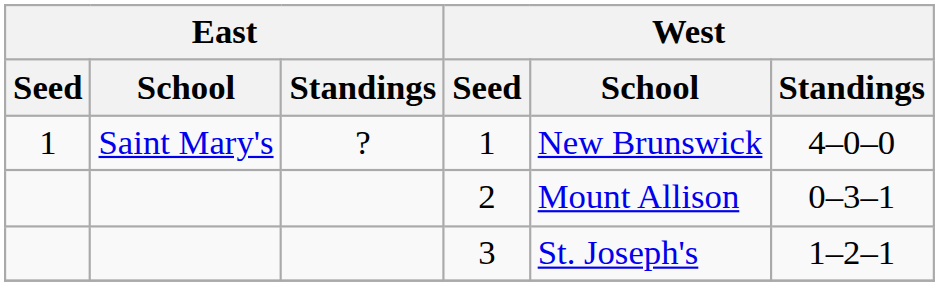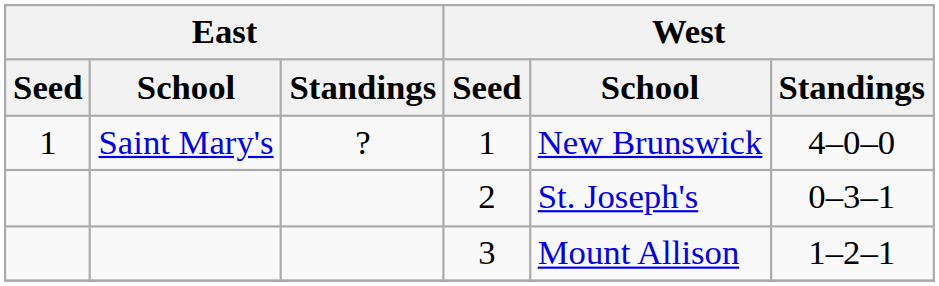(638, 197) Mount Allison -> (618, 197) St. Joseph's
(618, 252) St. Joseph's -> (638, 252) Mount Allison
